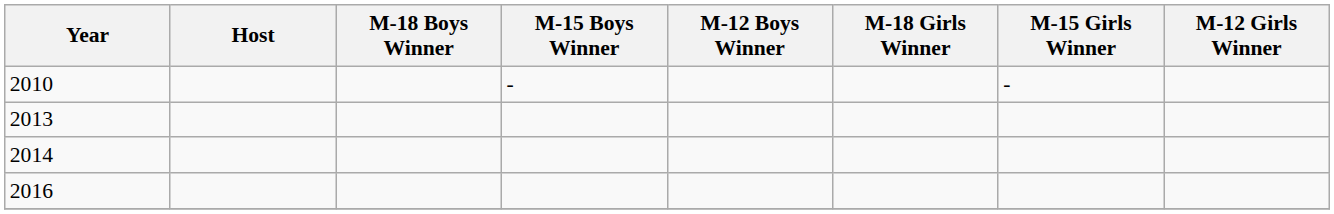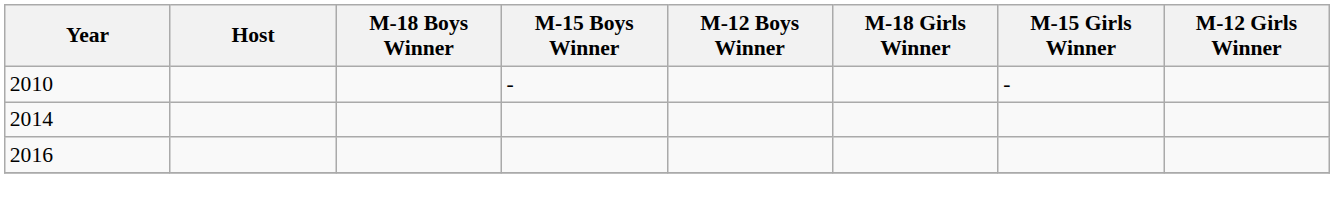- row: (31, 119)
